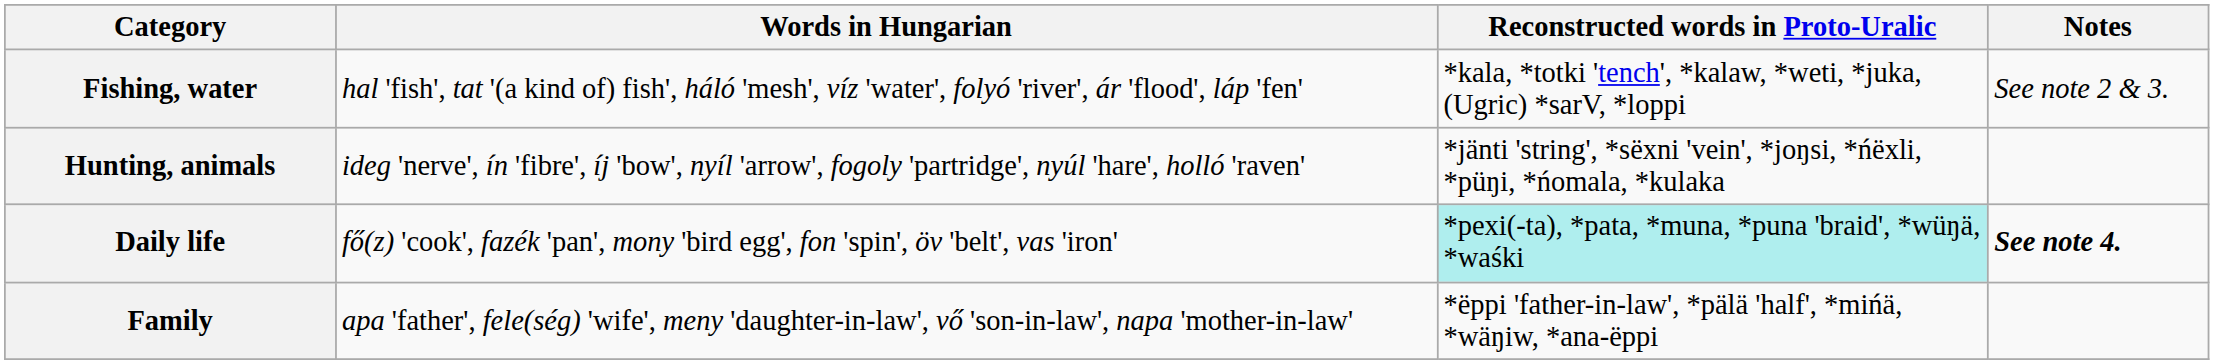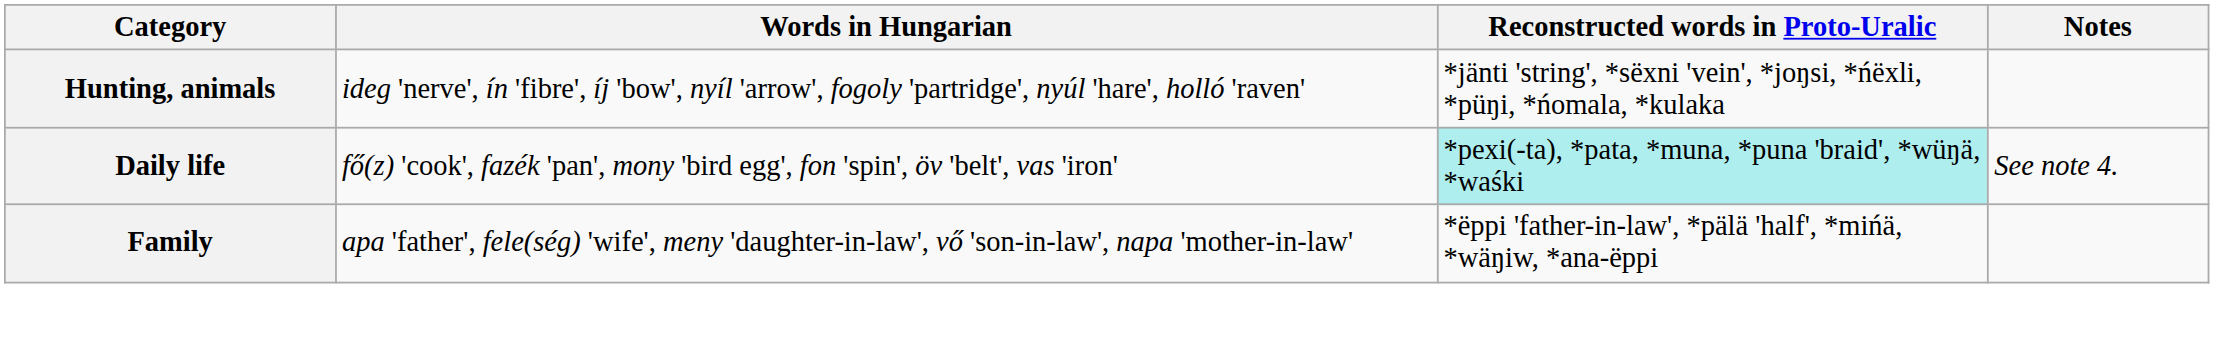- row: (170, 88)
(2058, 242) bold -> (2056, 165) normal
